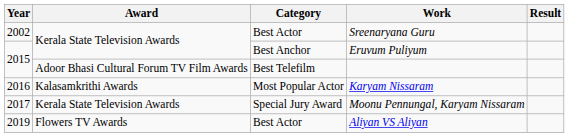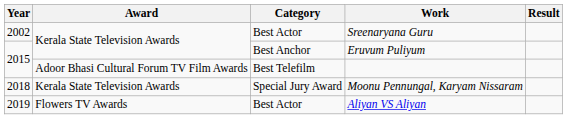- row: (391, 86)
(19, 104) 2017 -> (19, 86) 2018
